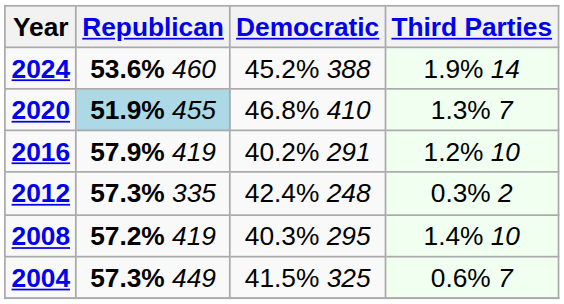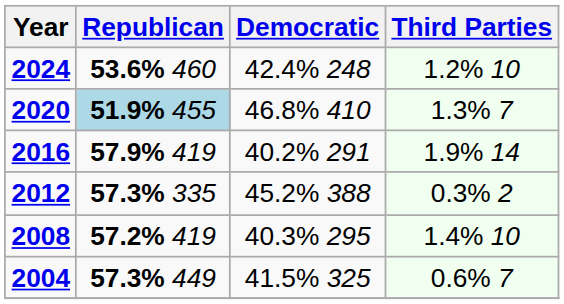(308, 69) 45.2% 388 -> (308, 69) 42.4% 248
(472, 69) 1.9% 14 -> (472, 69) 1.2% 10
(472, 152) 1.2% 10 -> (472, 152) 1.9% 14
(308, 193) 42.4% 248 -> (308, 193) 45.2% 388
